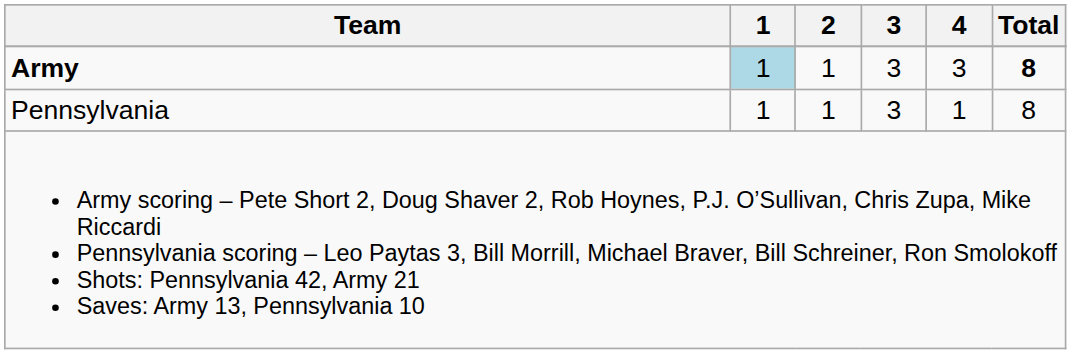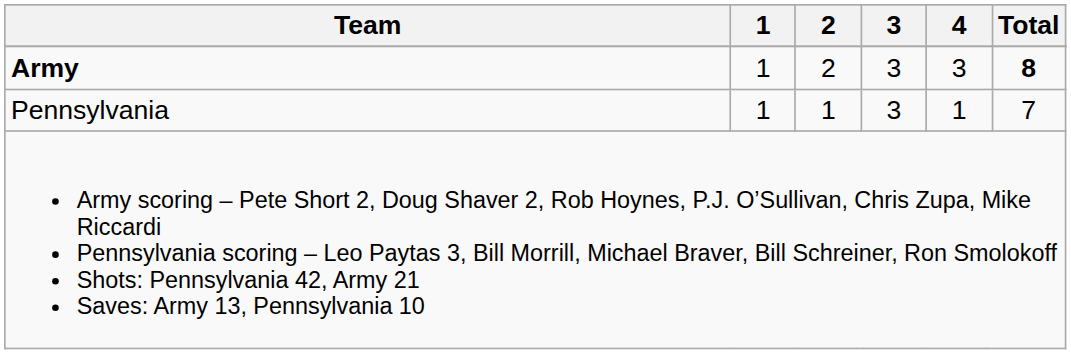(763, 67) lightblue background -> (763, 67) no background
(828, 67) 1 -> (828, 67) 2
(1029, 109) 8 -> (1029, 109) 7
